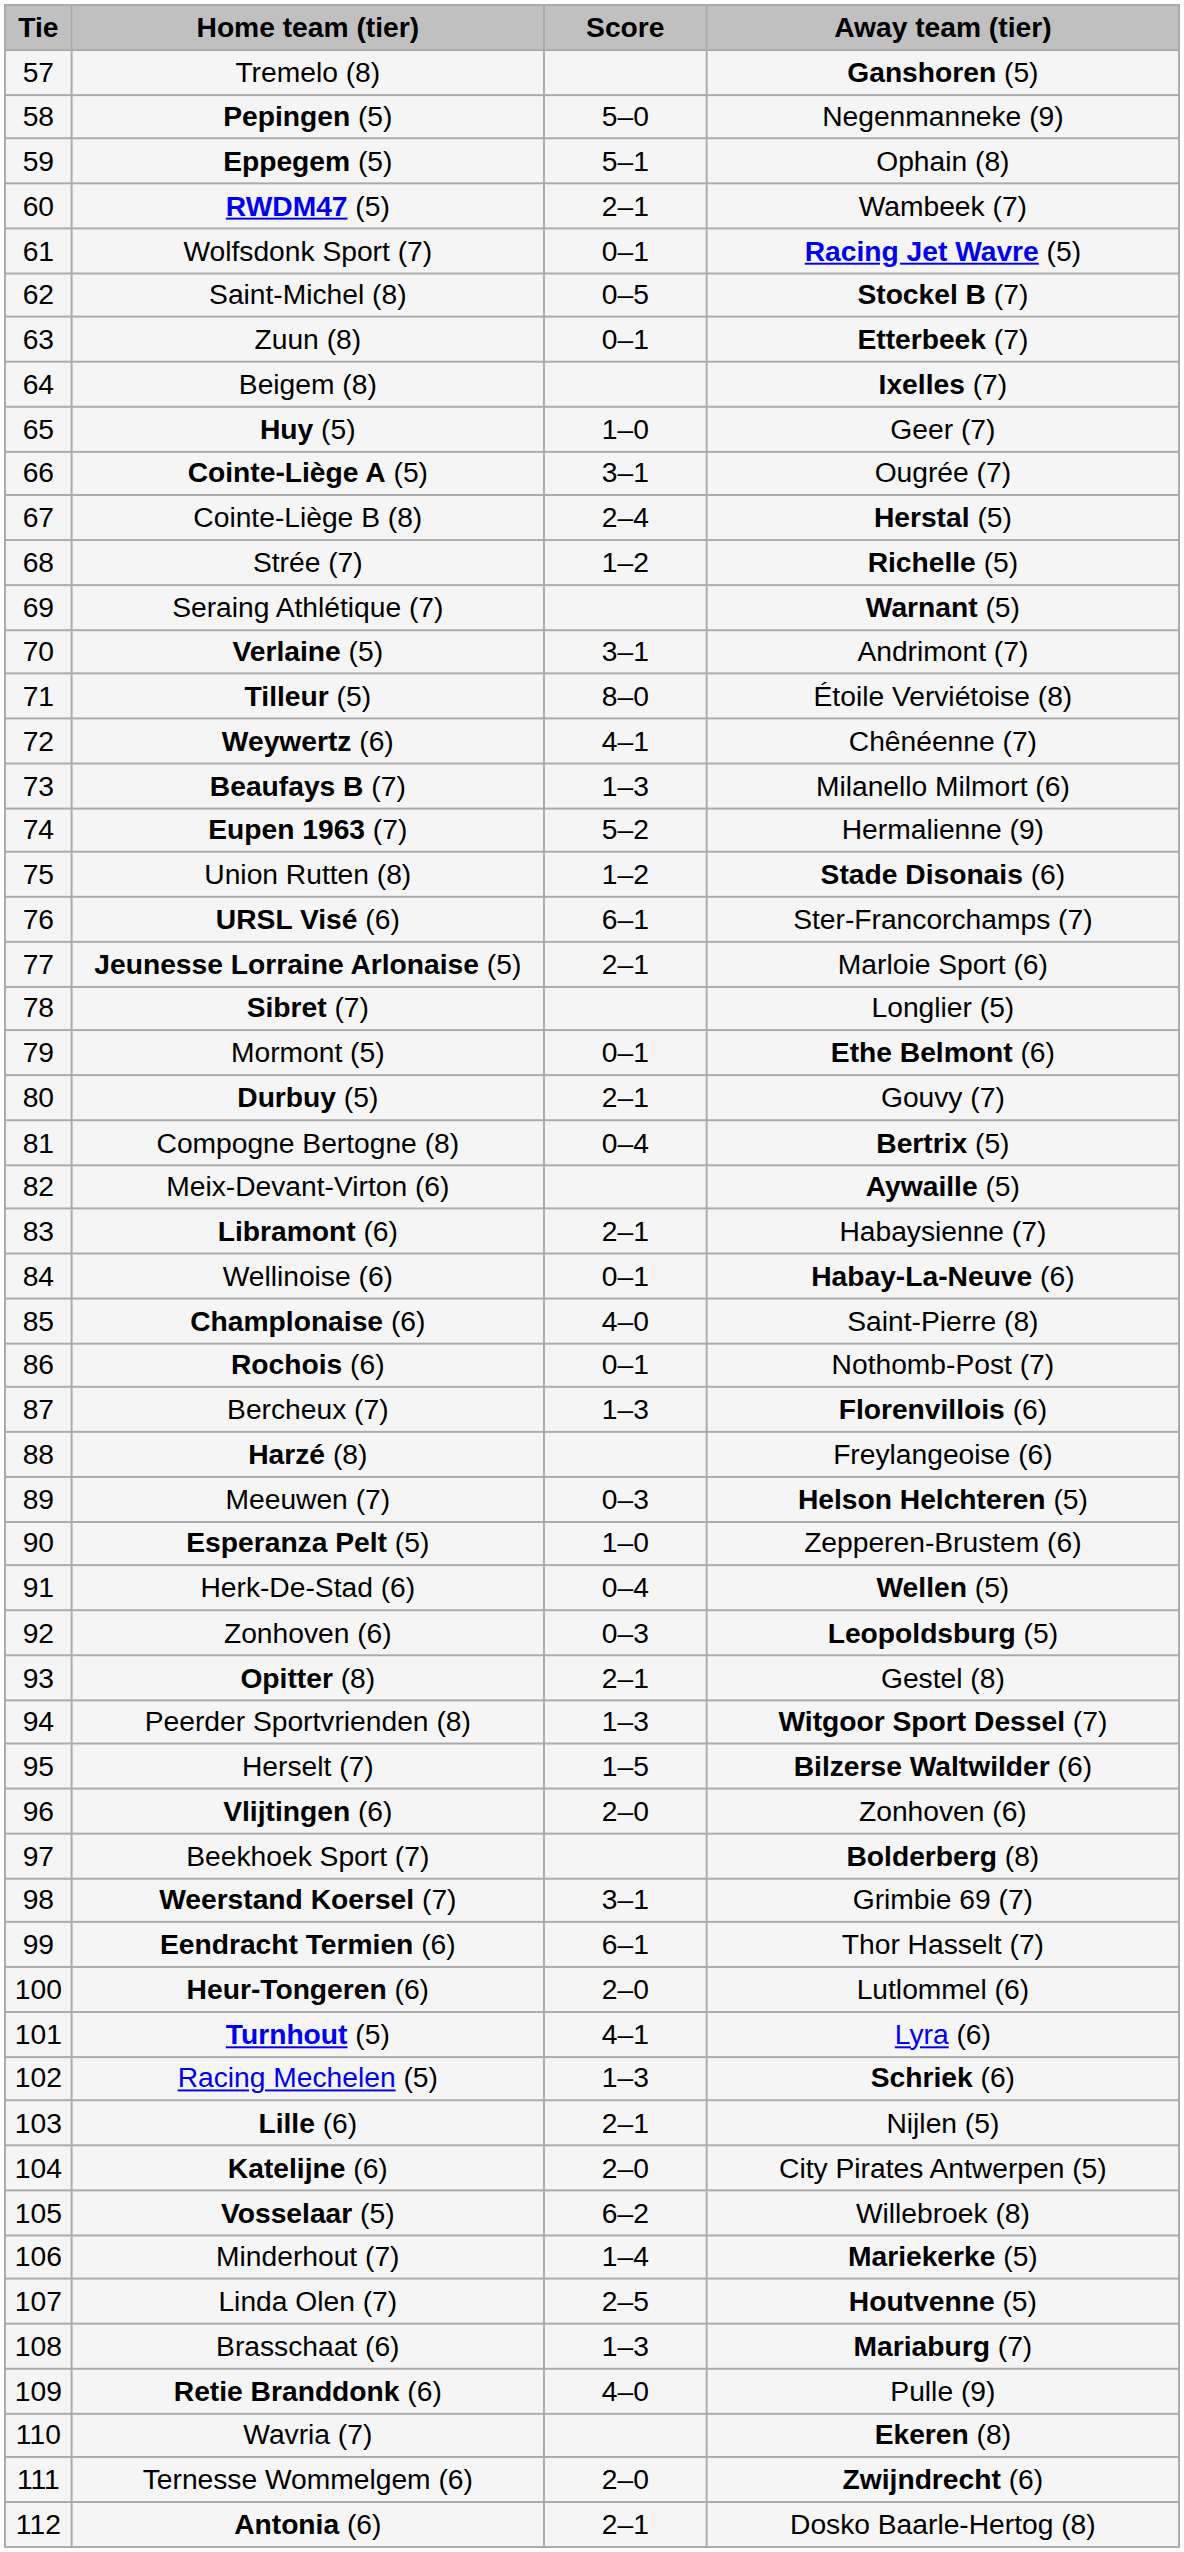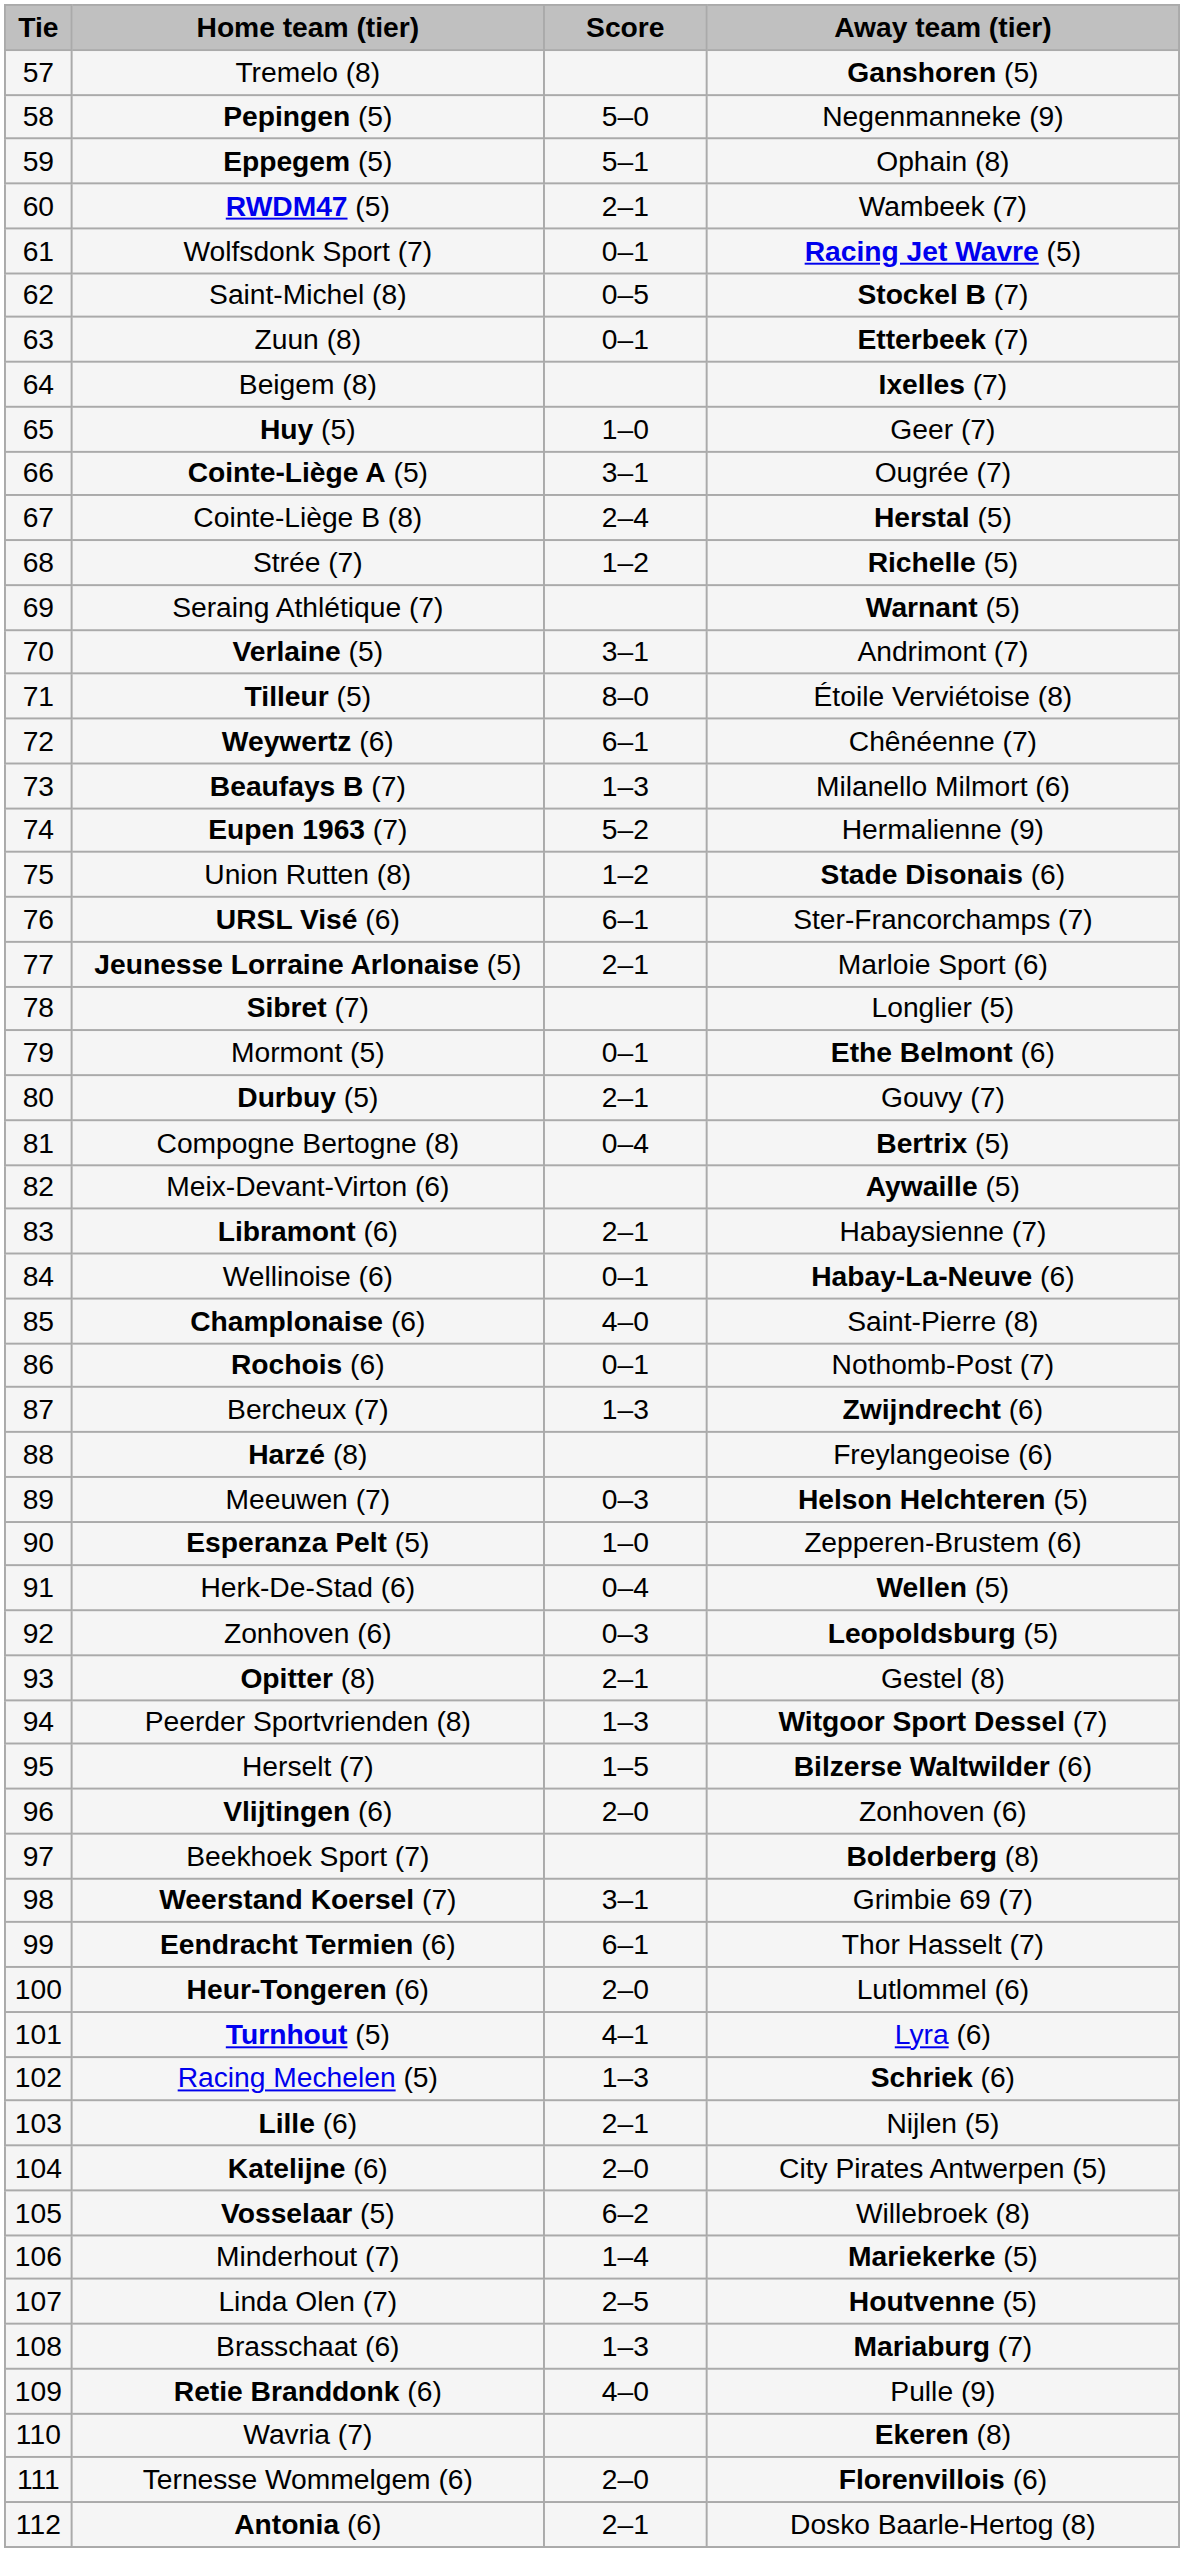(625, 741) 4–1 -> (625, 741) 6–1
(943, 1410) Florenvillois (6) -> (943, 1410) Zwijndrecht (6)
(943, 2480) Zwijndrecht (6) -> (943, 2480) Florenvillois (6)
